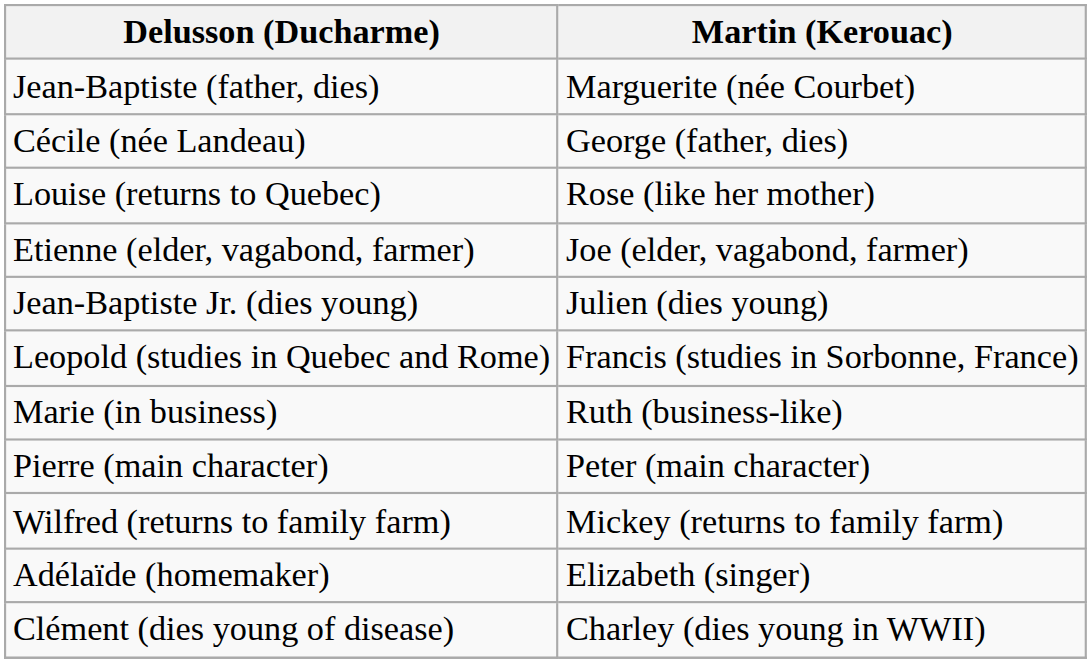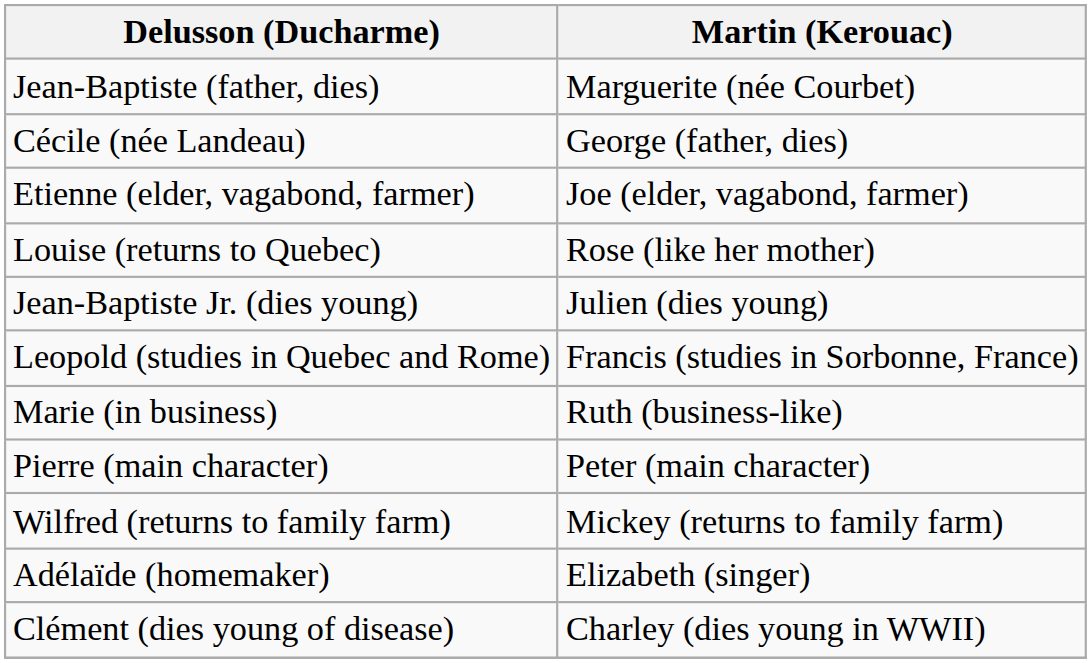rows swapped: (244, 248) <-> (197, 194)
